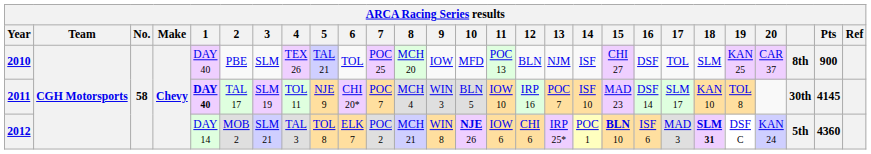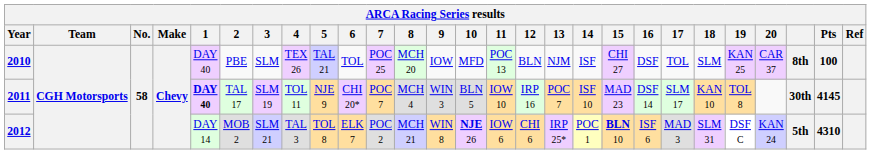(829, 62) 900 -> (829, 62) 100
(709, 131) bold -> (709, 131) normal
(829, 131) 4360 -> (829, 131) 4310
